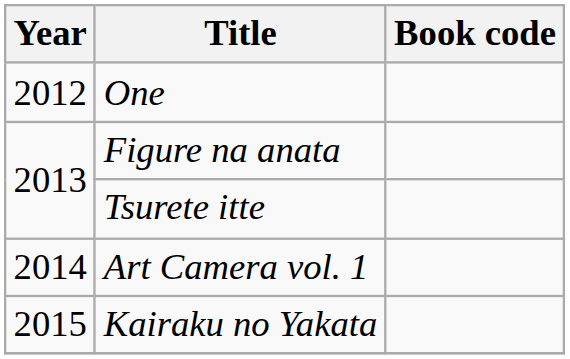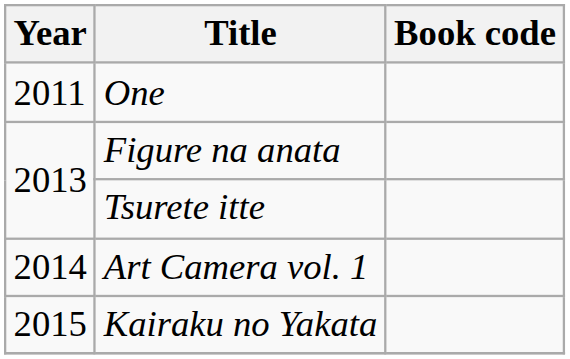(50, 91) 2012 -> (50, 91) 2011
